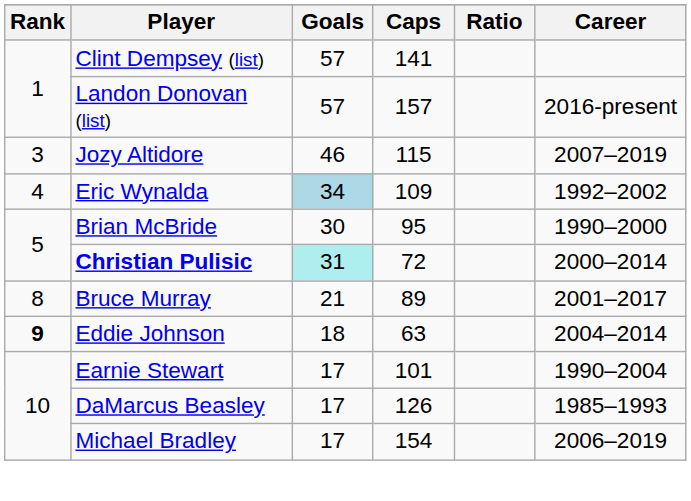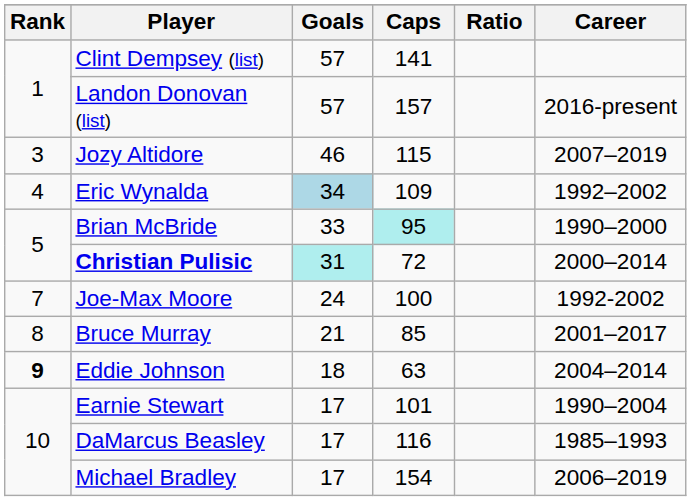(333, 226) 30 -> (333, 226) 33
(414, 226) no background -> (414, 226) paleturquoise background
+ row: (154, 298)
(414, 298) 89 -> (414, 333) 85
(414, 405) 126 -> (414, 441) 116
